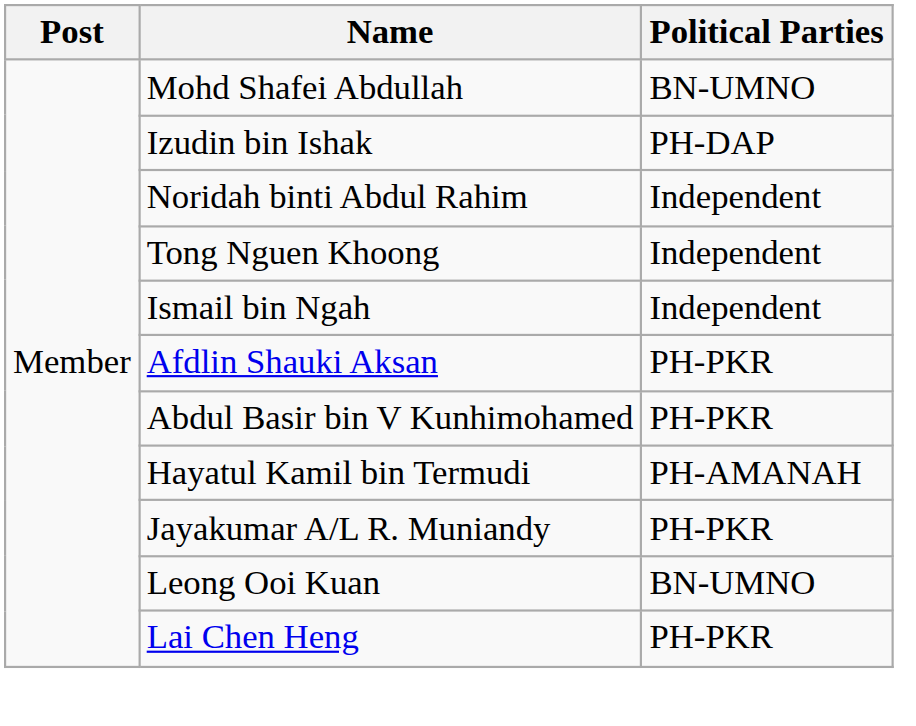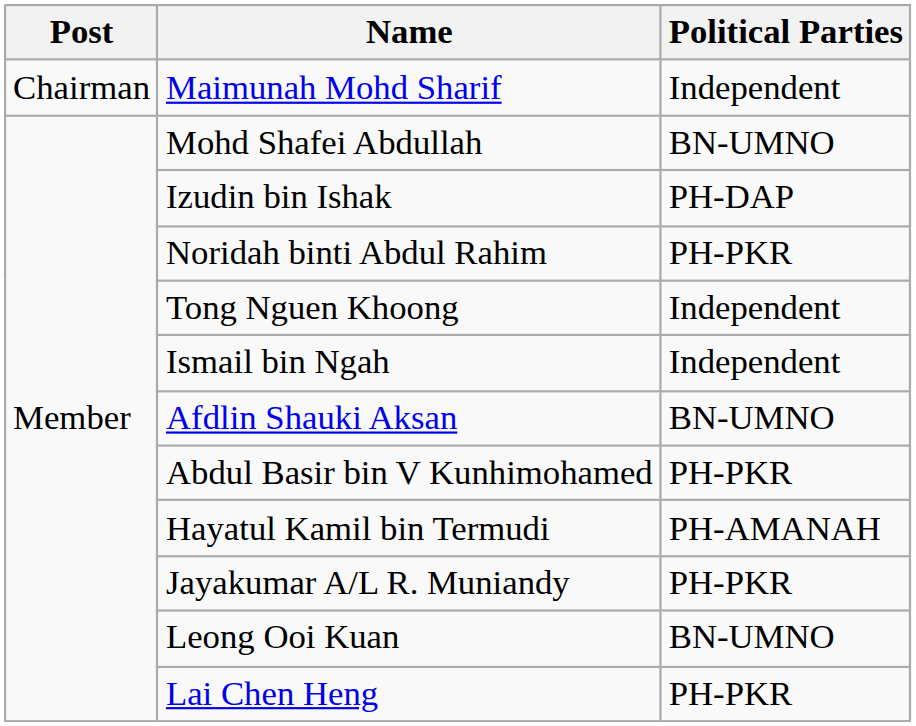+ row: (334, 87)
(735, 197) Independent -> (730, 252) PH-PKR
(711, 362) PH-PKR -> (752, 417) BN-UMNO
